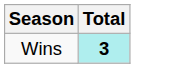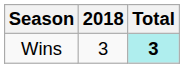+ column: (103, 19)
